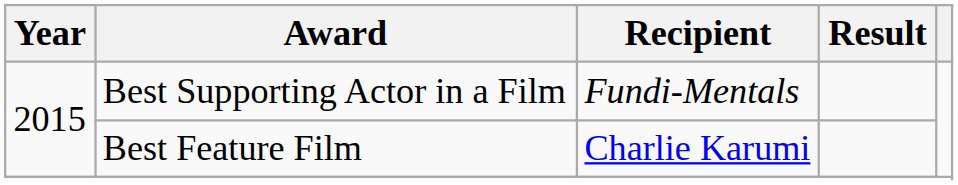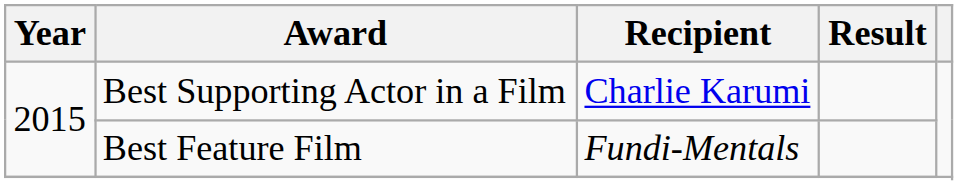(692, 90) Fundi-Mentals -> (697, 90) Charlie Karumi
(697, 147) Charlie Karumi -> (692, 147) Fundi-Mentals
